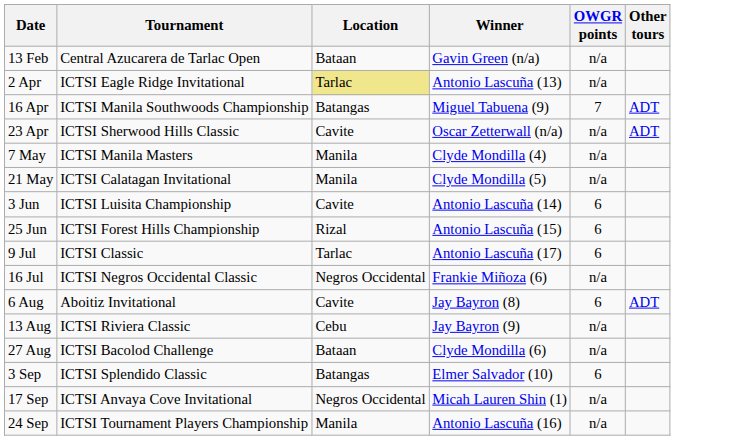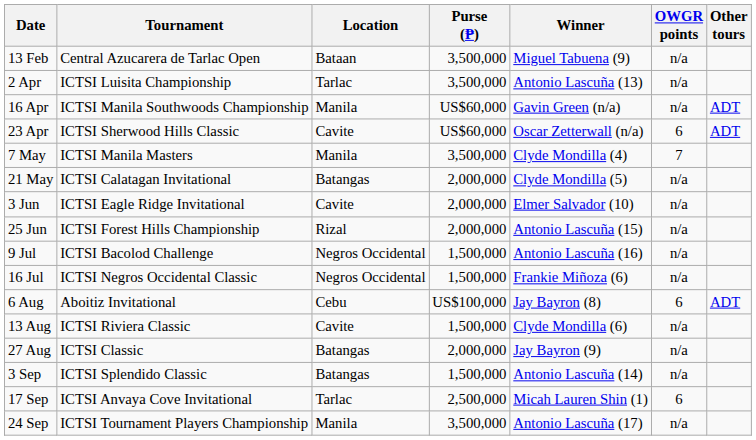+ column: (469, 25)
(486, 58) Gavin Green (n/a) -> (572, 58) Miguel Tabuena (9)
(152, 82) ICTSI Eagle Ridge Invitational -> (146, 82) ICTSI Luisita Championship
(334, 82) khaki background -> (334, 82) no background
(342, 107) Batangas -> (336, 107) Manila
(491, 107) Miguel Tabuena (9) -> (567, 107) Gavin Green (n/a)
(598, 107) 7 -> (679, 107) n/a
(598, 131) n/a -> (679, 131) 6
(598, 155) n/a -> (679, 155) 7
(336, 180) Manila -> (342, 180) Batangas
(146, 204) ICTSI Luisita Championship -> (152, 204) ICTSI Eagle Ridge Invitational
(497, 204) Antonio Lascuña (14) -> (573, 204) Elmer Salvador (10)
(598, 204) 6 -> (679, 204) n/a
(598, 228) 6 -> (679, 228) n/a
(102, 253) ICTSI Classic -> (137, 253) ICTSI Bacolod Challenge
(334, 253) Tarlac -> (370, 253) Negros Occidental
(497, 253) Antonio Lascuña (17) -> (578, 253) Antonio Lascuña (16)
(598, 253) 6 -> (679, 253) n/a
(335, 301) Cavite -> (331, 301) Cebu
(331, 326) Cebu -> (335, 326) Cavite
(476, 326) Jay Bayron (9) -> (570, 326) Clyde Mondilla (6)
(137, 350) ICTSI Bacolod Challenge -> (102, 350) ICTSI Classic
(336, 350) Bataan -> (342, 350) Batangas
(489, 350) Clyde Mondilla (6) -> (557, 350) Jay Bayron (9)
(492, 374) Elmer Salvador (10) -> (578, 374) Antonio Lascuña (14)
(598, 374) 6 -> (679, 374) n/a
(370, 398) Negros Occidental -> (334, 398) Tarlac
(598, 398) n/a -> (679, 398) 6
(497, 423) Antonio Lascuña (16) -> (578, 423) Antonio Lascuña (17)
